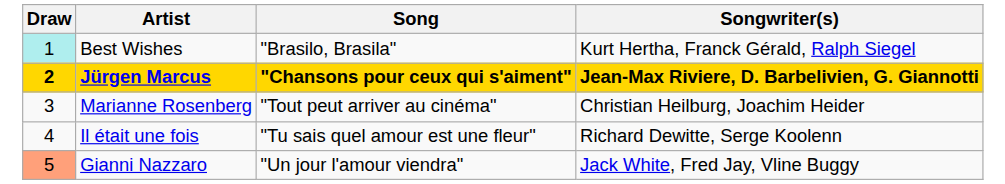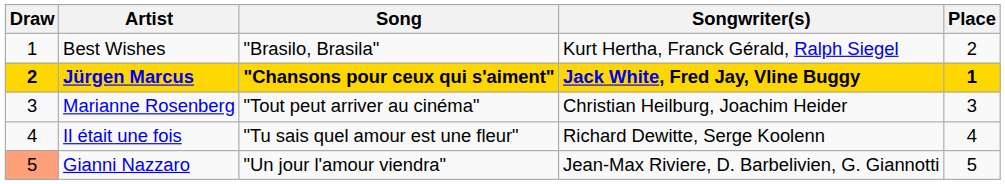+ column: (972, 19)
(49, 48) paleturquoise background -> (32, 48) no background
(780, 77) Jean-Max Riviere, D. Barbelivien, G. Giannotti -> (712, 77) Jack White, Fred Jay, Vline Buggy
(720, 164) Jack White, Fred Jay, Vline Buggy -> (751, 164) Jean-Max Riviere, D. Barbelivien, G. Giannotti
